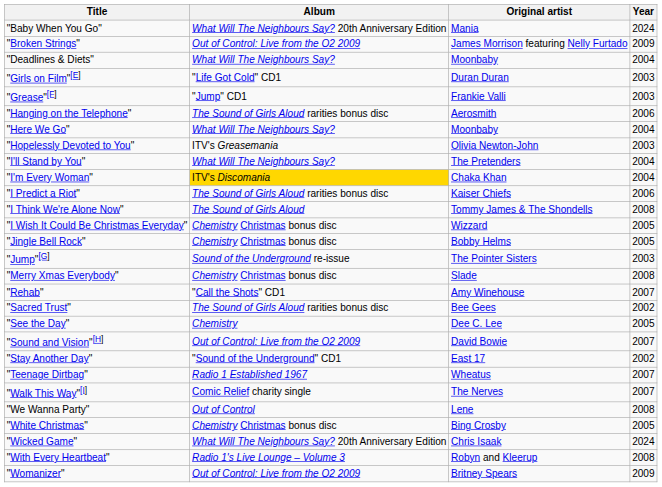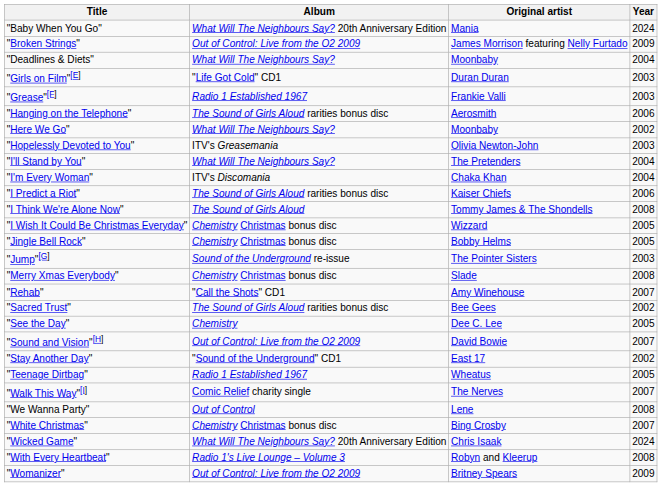(219, 96) "Jump" CD1 -> (250, 96) Radio 1 Established 1967
(643, 129) 2004 -> (643, 129) 2002
(231, 177) gold background -> (231, 177) no background
(643, 375) 2007 -> (643, 375) 2005
(643, 425) 2005 -> (643, 425) 2007
